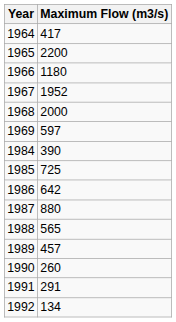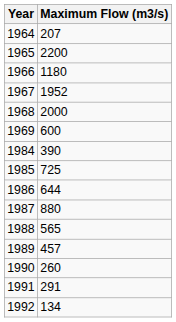(51, 33) 417 -> (51, 33) 207
(51, 131) 597 -> (51, 131) 600
(51, 190) 642 -> (51, 190) 644
